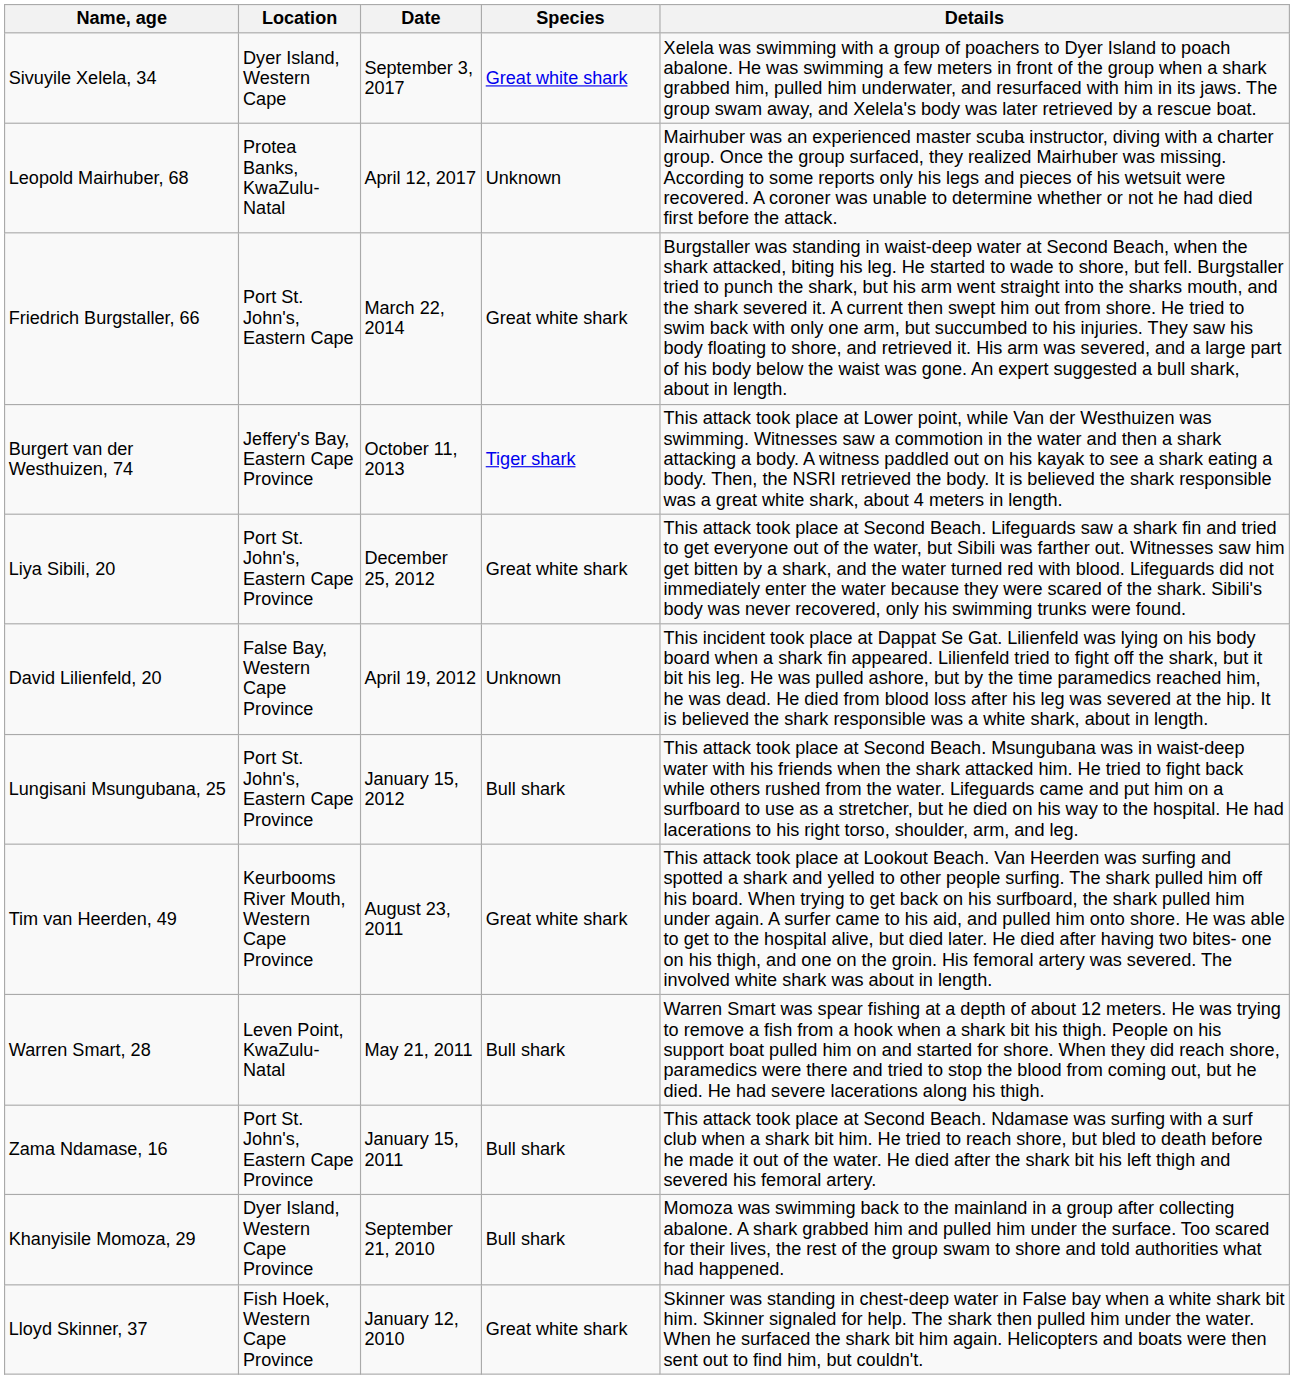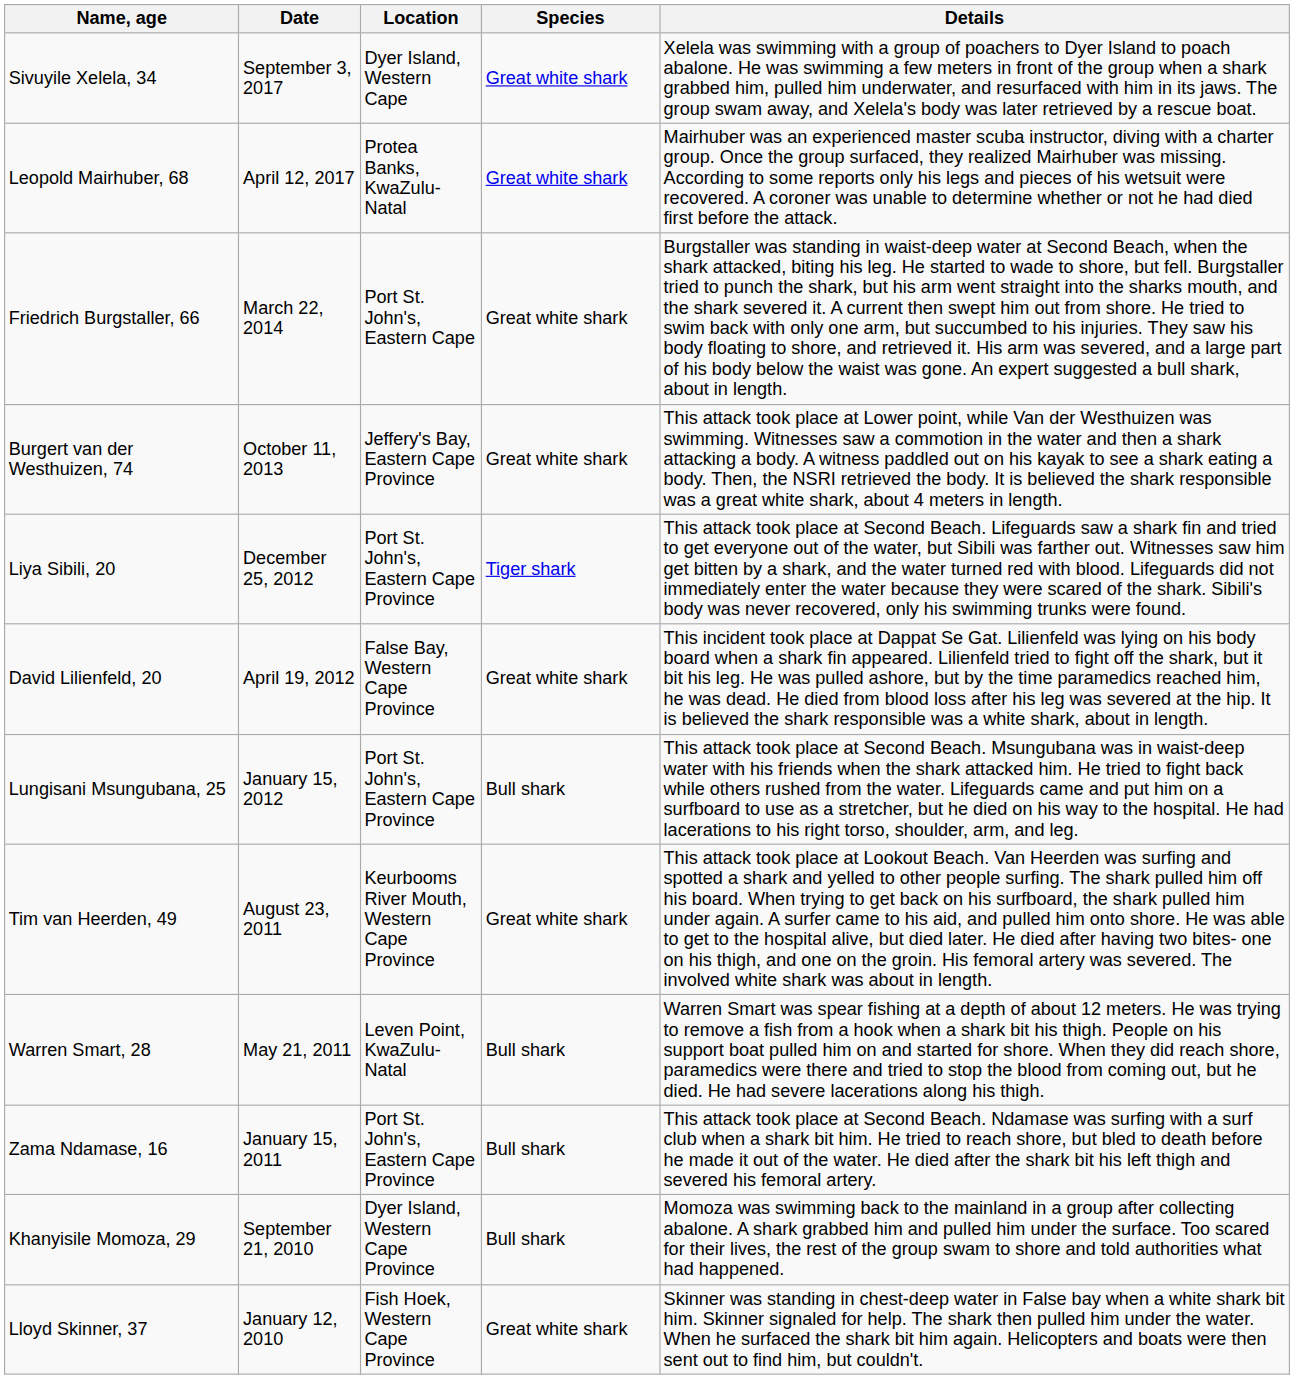columns swapped: (421, 18) <-> (300, 18)
(523, 177) Unknown -> (557, 177) Great white shark
(531, 458) Tiger shark -> (557, 458) Great white shark
(557, 569) Great white shark -> (531, 569) Tiger shark
(523, 679) Unknown -> (557, 679) Great white shark
